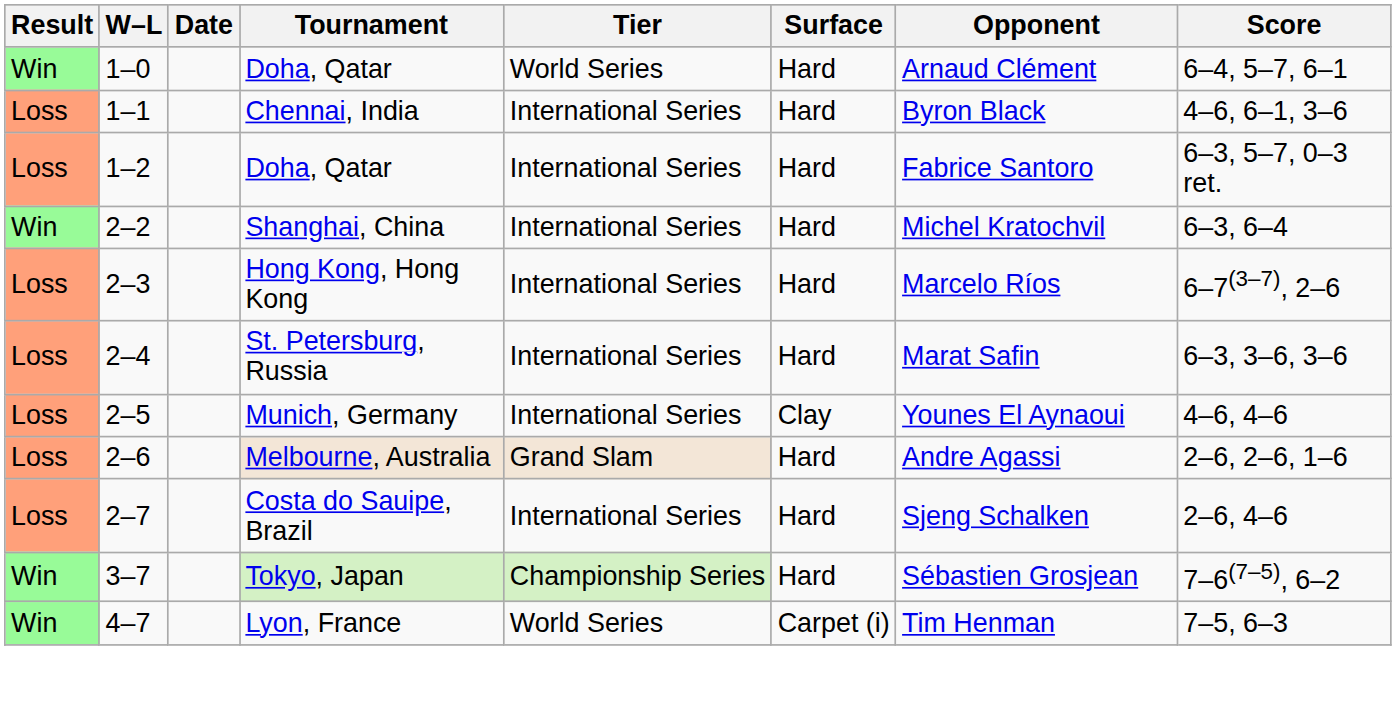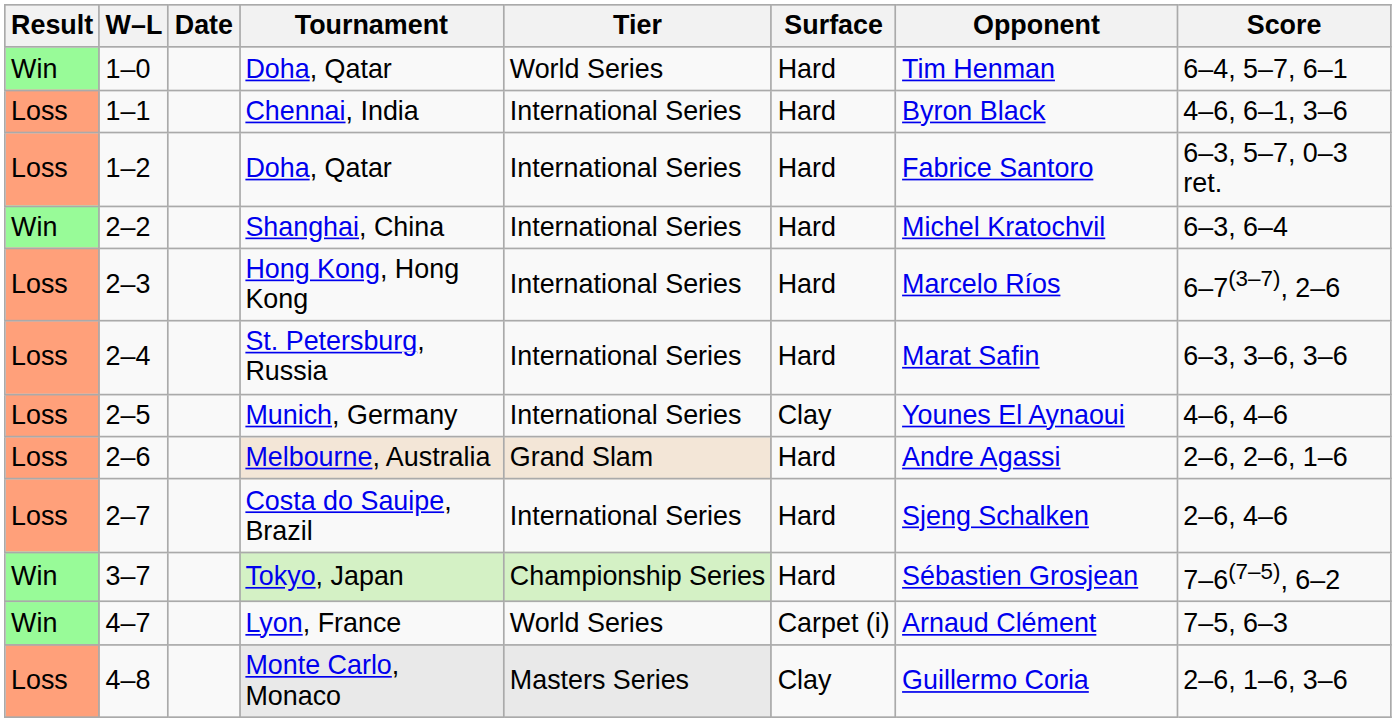(999, 68) Arnaud Clément -> (979, 68) Tim Henman
(979, 622) Tim Henman -> (999, 622) Arnaud Clément
+ row: (128, 680)
